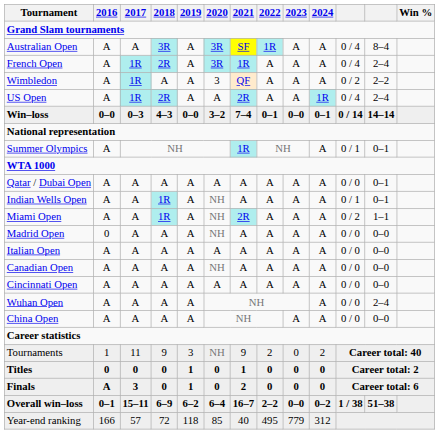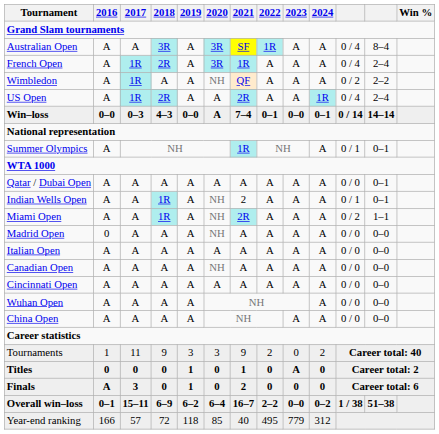(217, 81) 3 -> (217, 81) NH
(217, 115) 3–2 -> (217, 115) A
(243, 200) A -> (243, 200) 2
(381, 302) 2–4 -> (381, 302) 0–0
(217, 353) NH -> (217, 353) 3
(296, 370) 0 -> (296, 370) A
